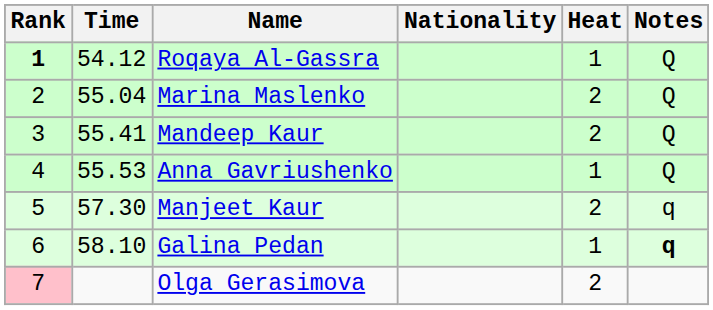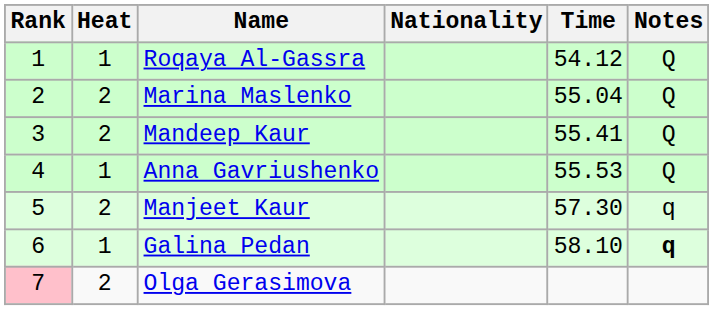columns swapped: (595, 24) <-> (112, 24)
(38, 61) bold -> (38, 61) normal
